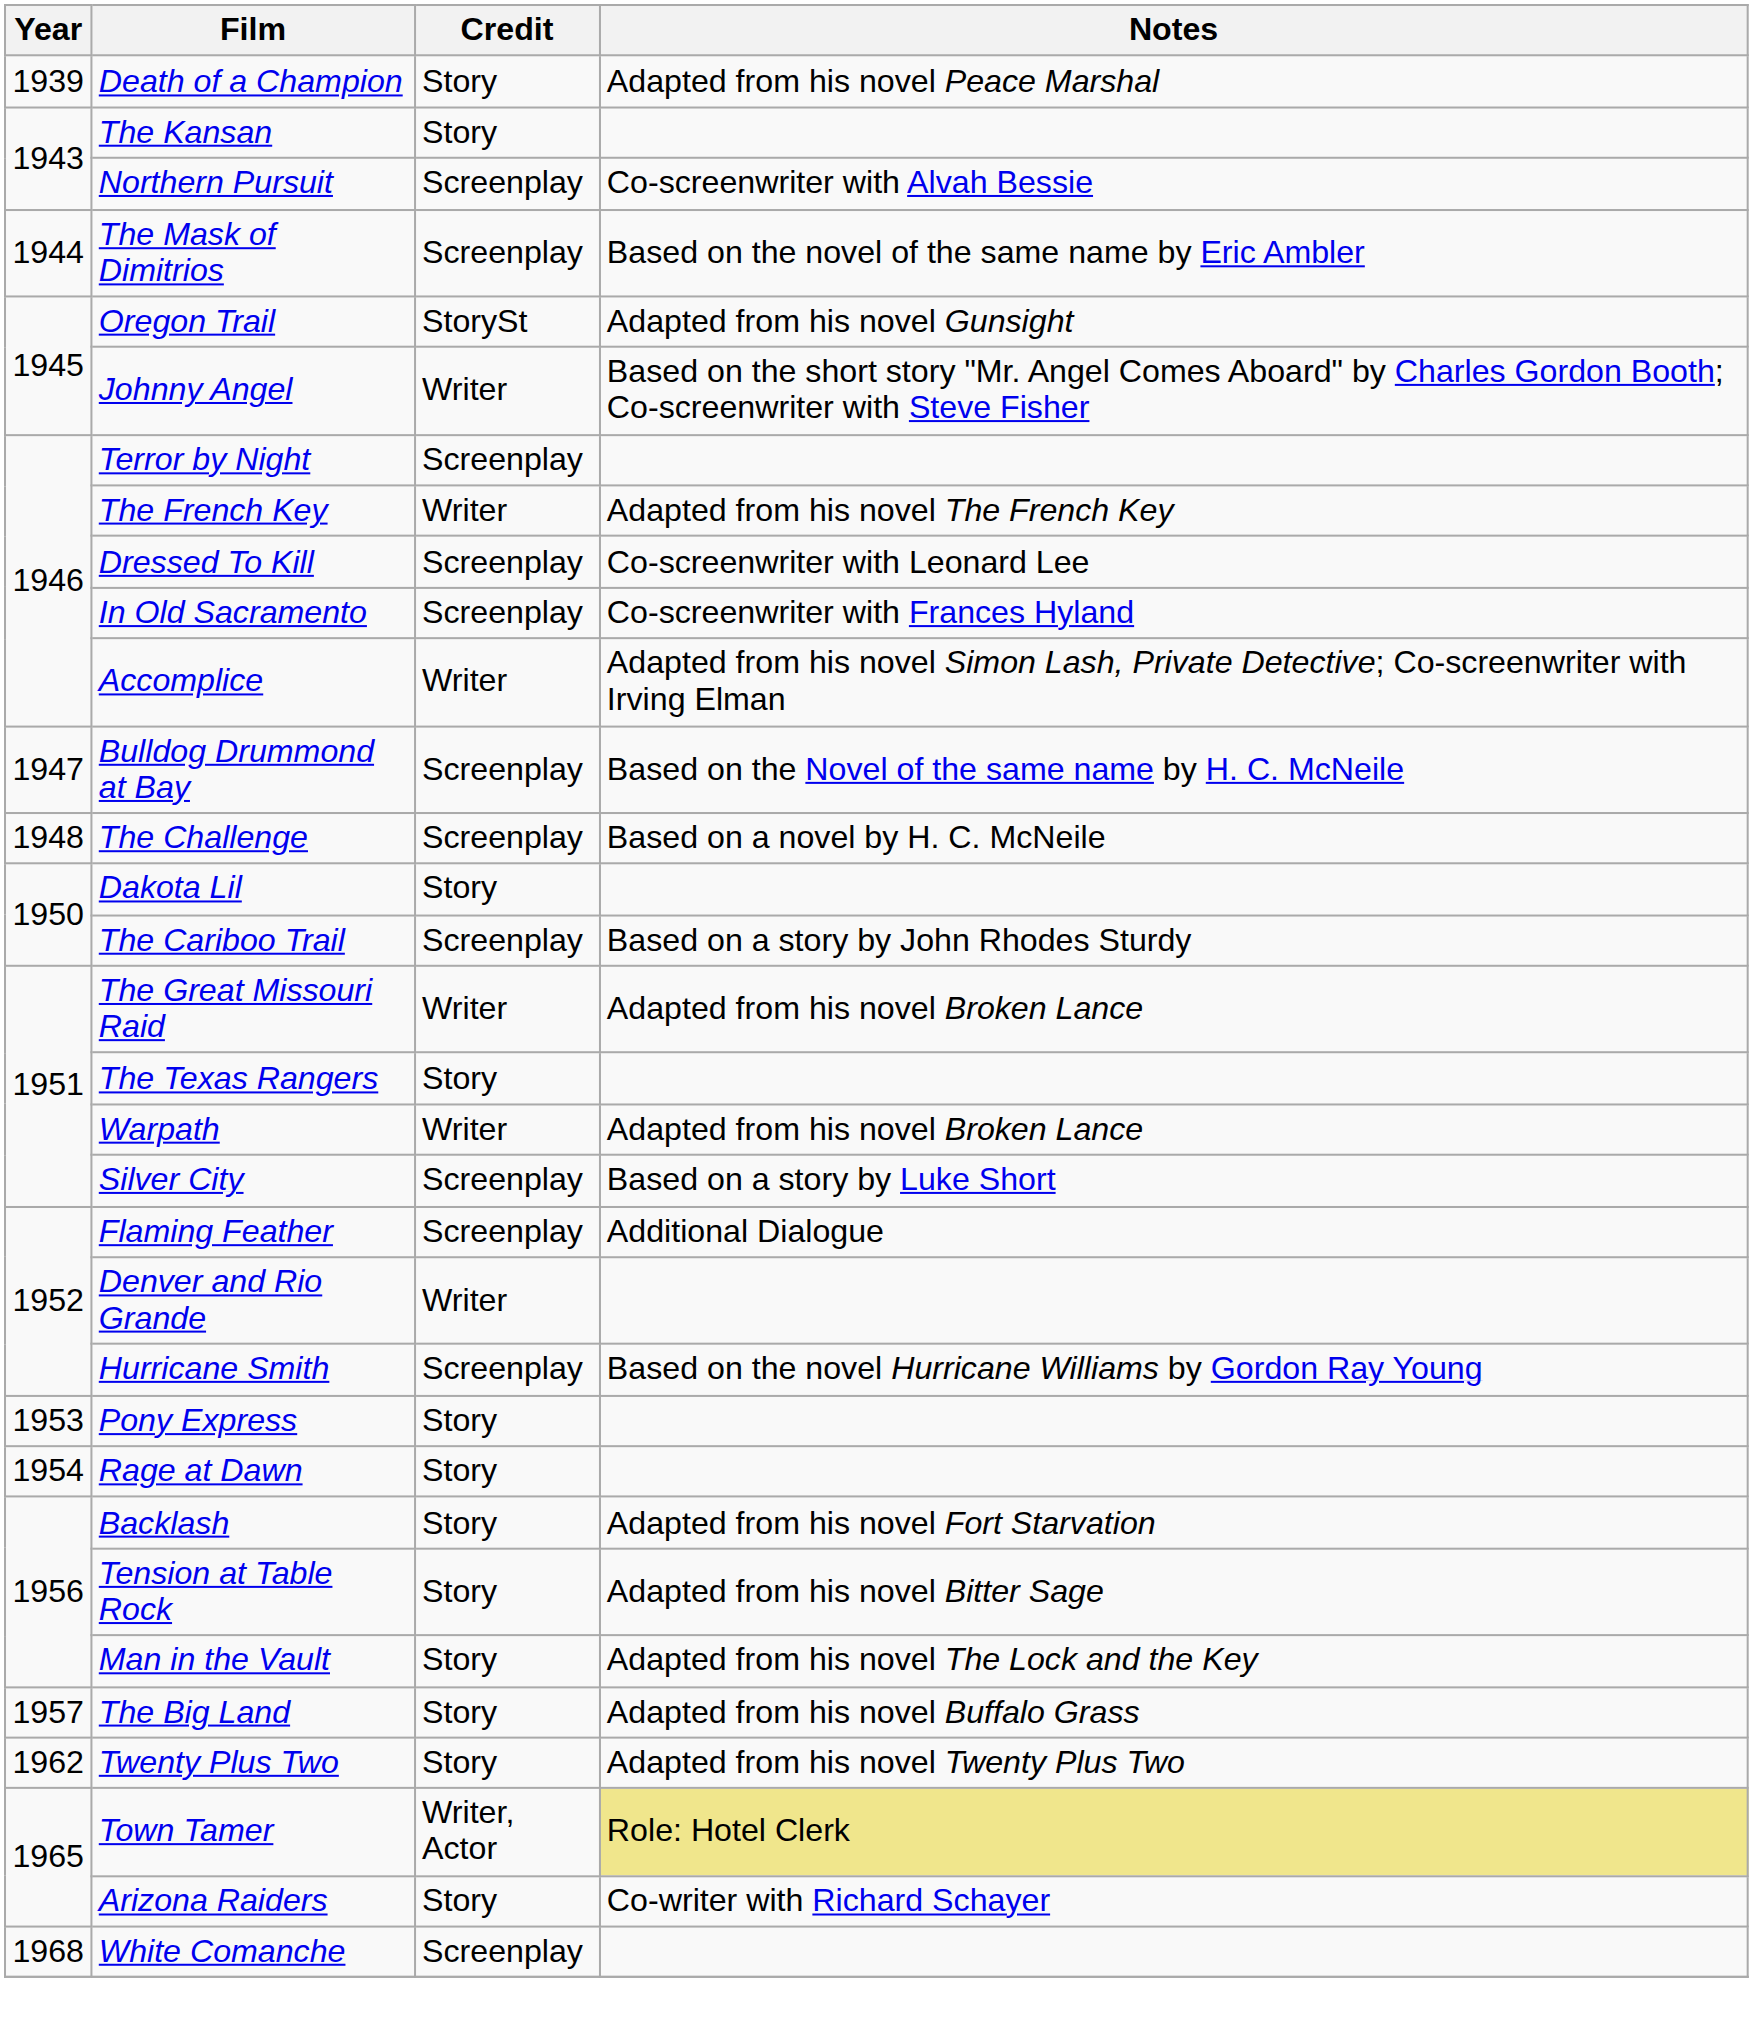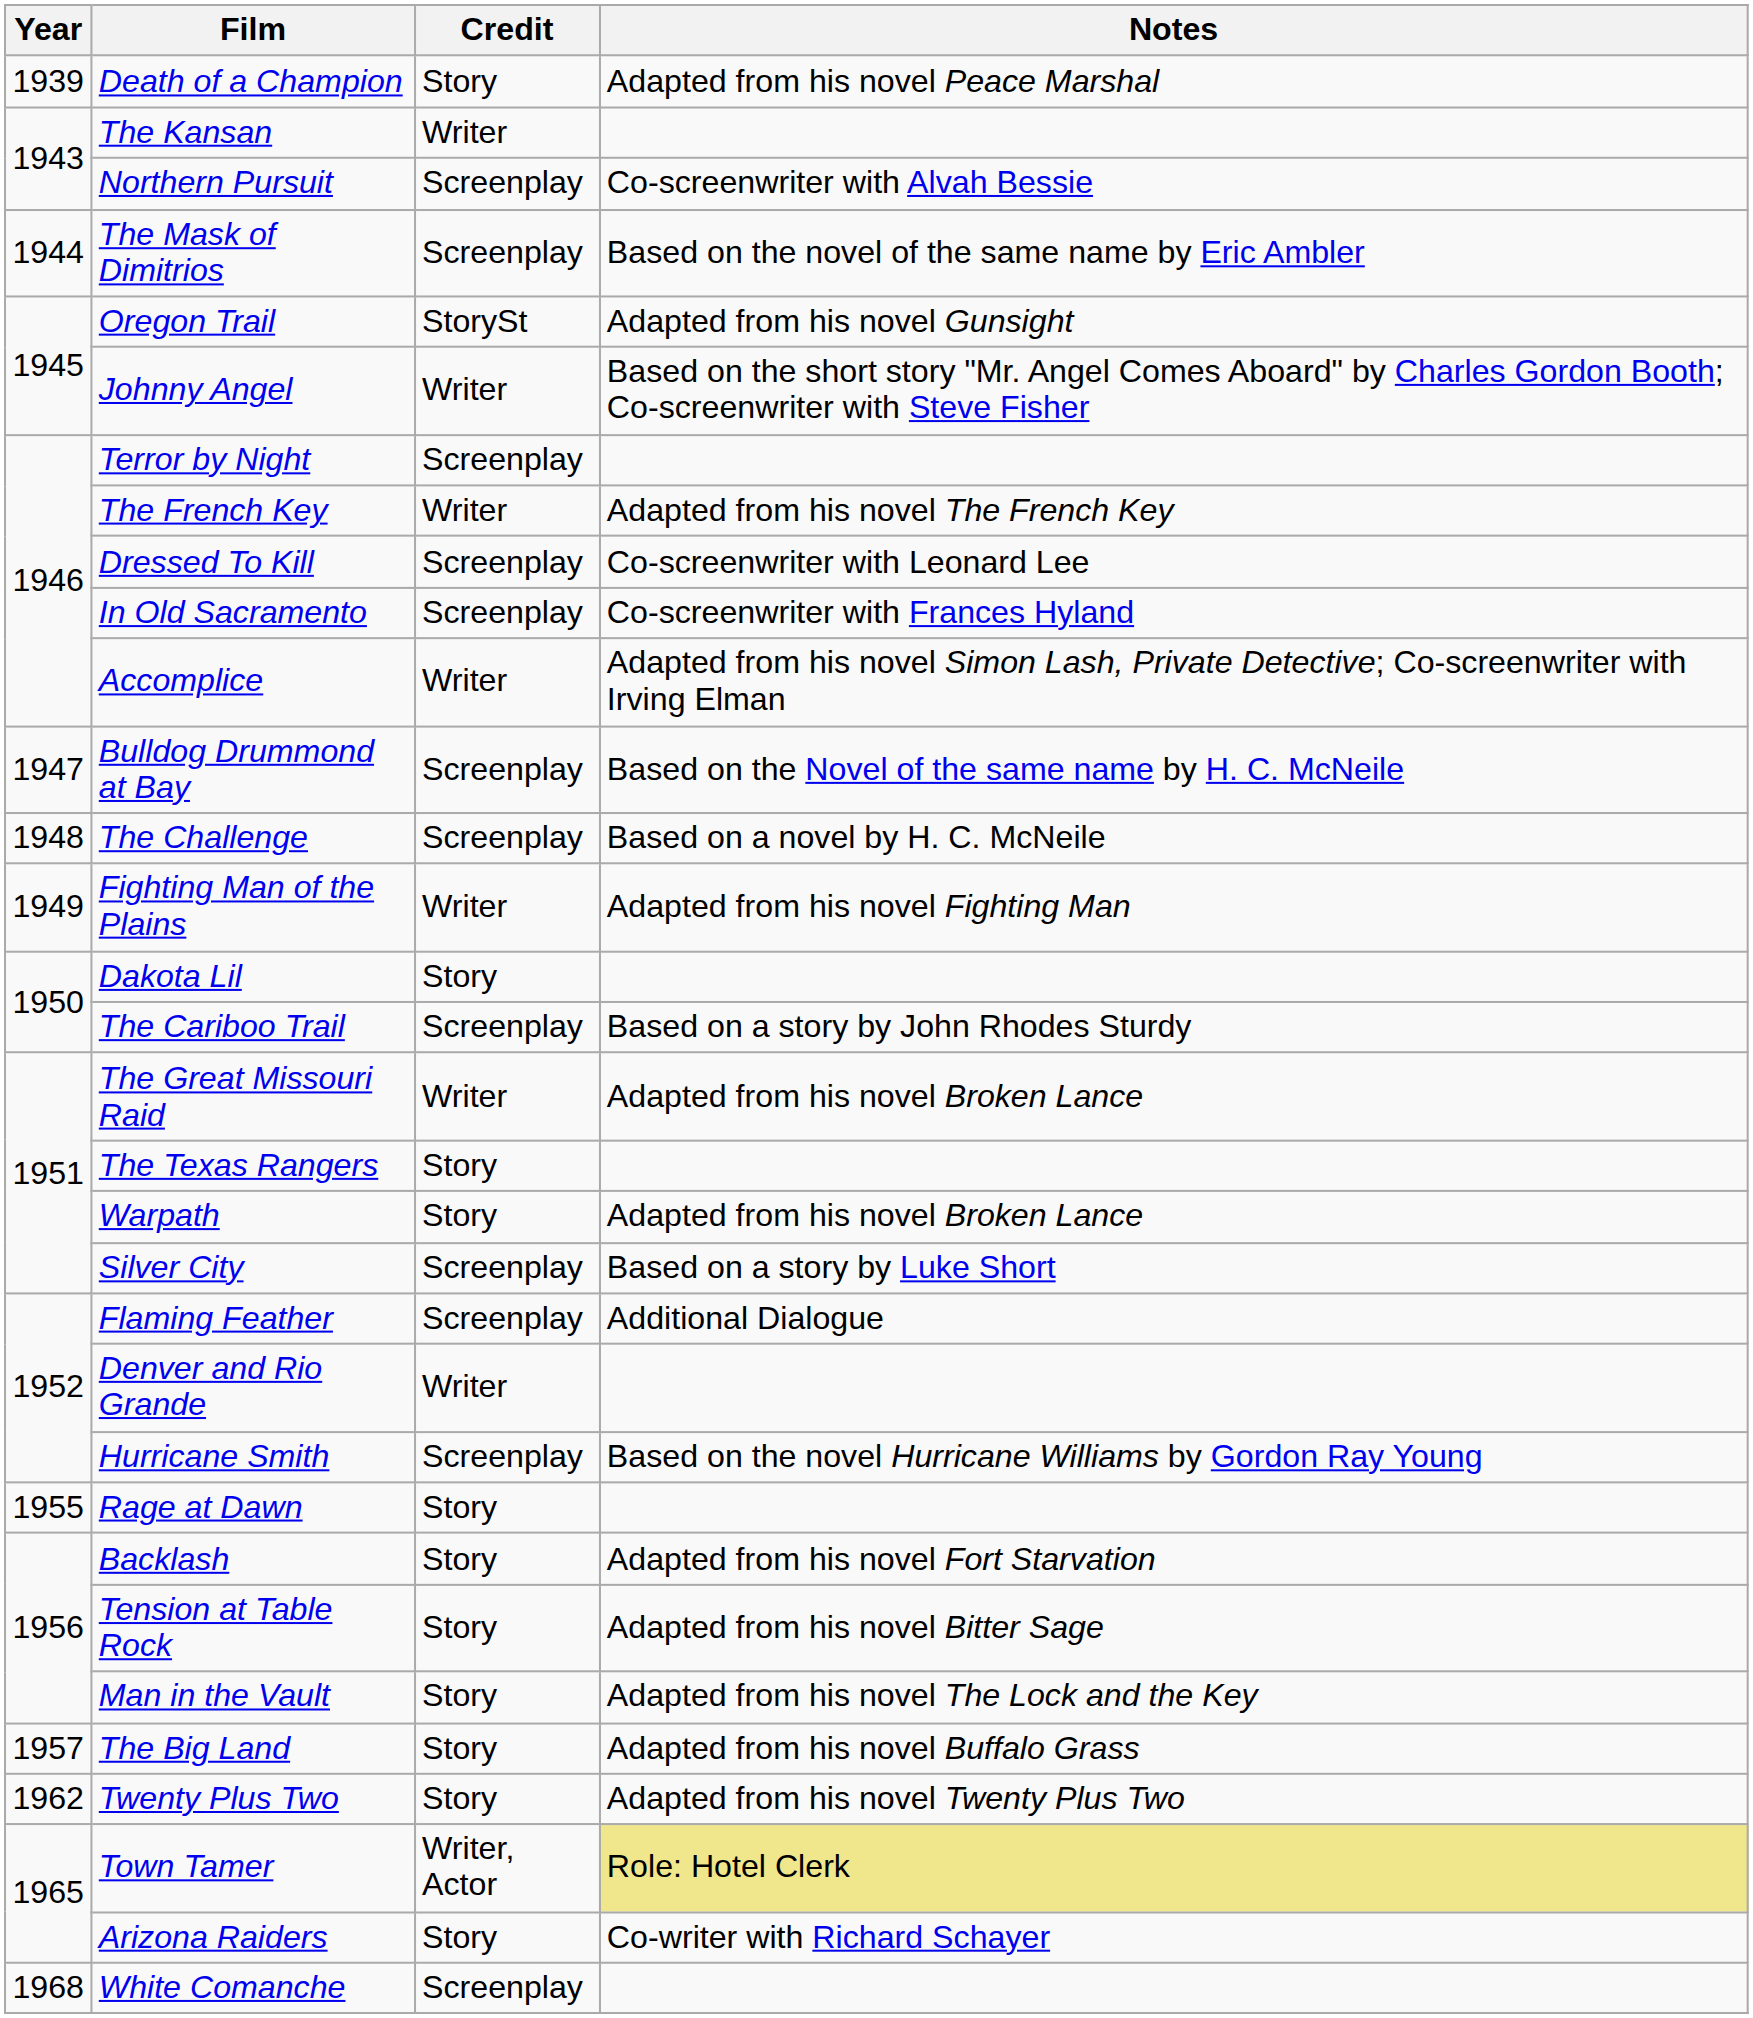(460, 132) Story -> (465, 132) Writer
+ row: (236, 906)
(465, 1128) Writer -> (460, 1216) Story
- row: (198, 1420)
(48, 1471) 1954 -> (48, 1507) 1955
